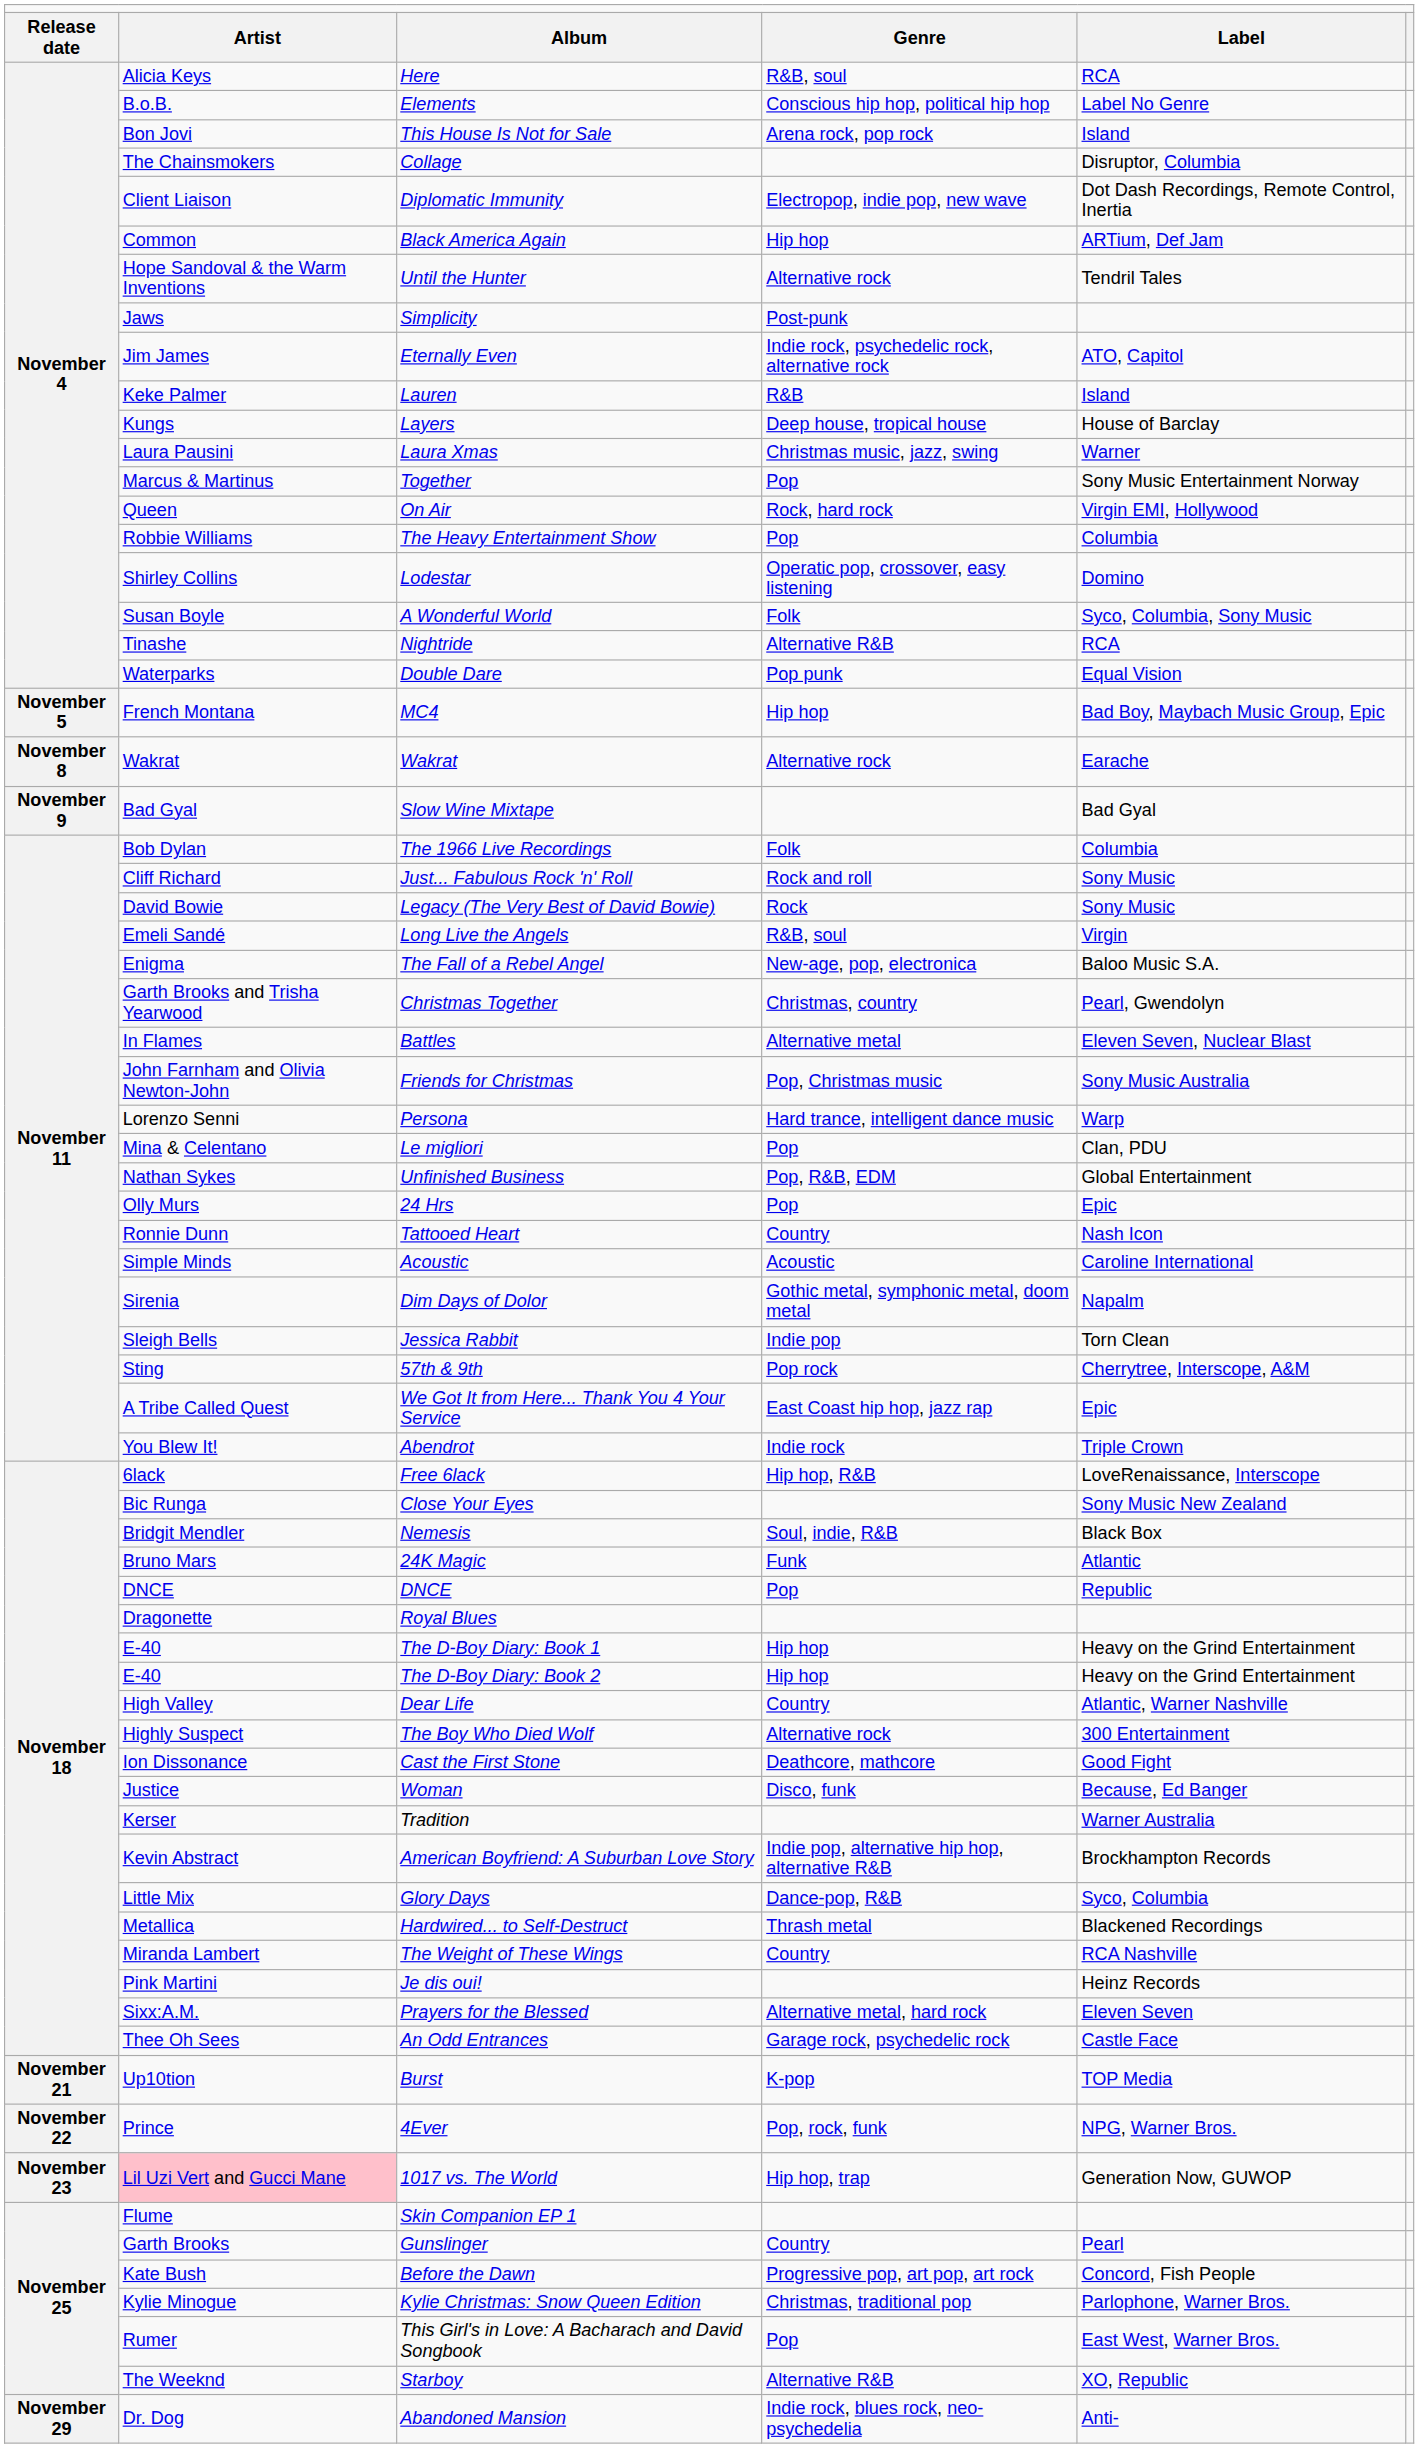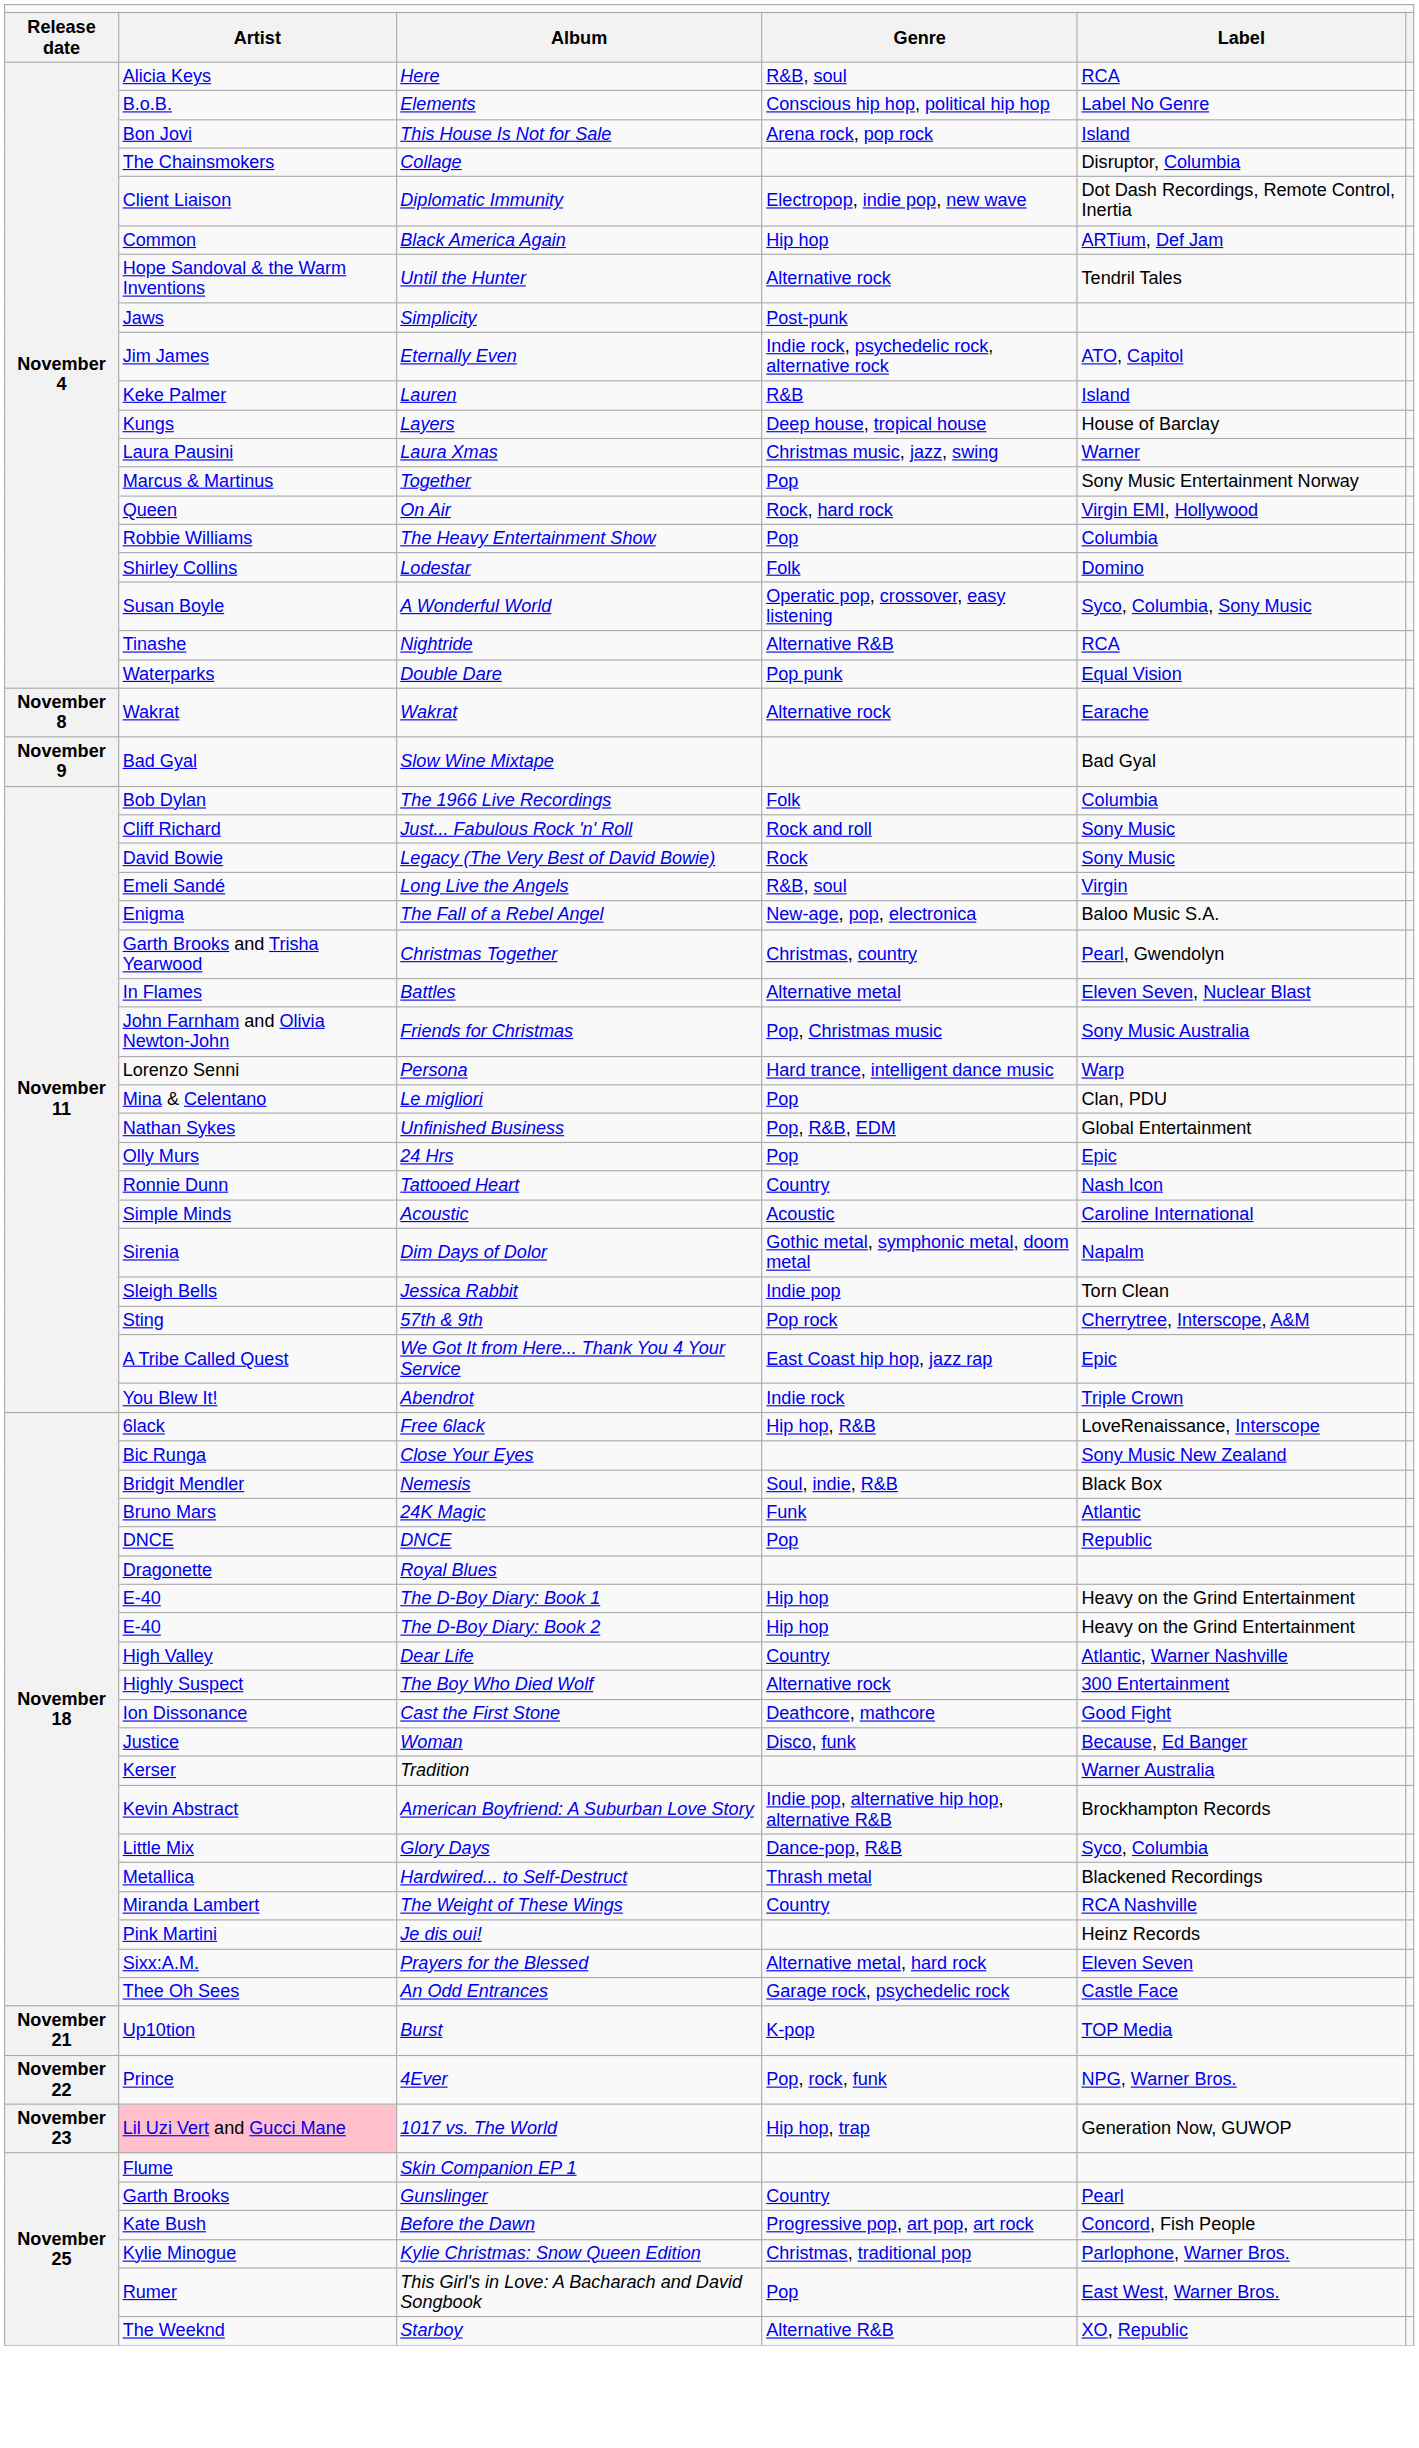(886, 577) Operatic pop, crossover, easy listening -> (783, 567) Folk
(783, 616) Folk -> (886, 606) Operatic pop, crossover, easy listening
- row: (419, 712)
- row: (483, 2418)
